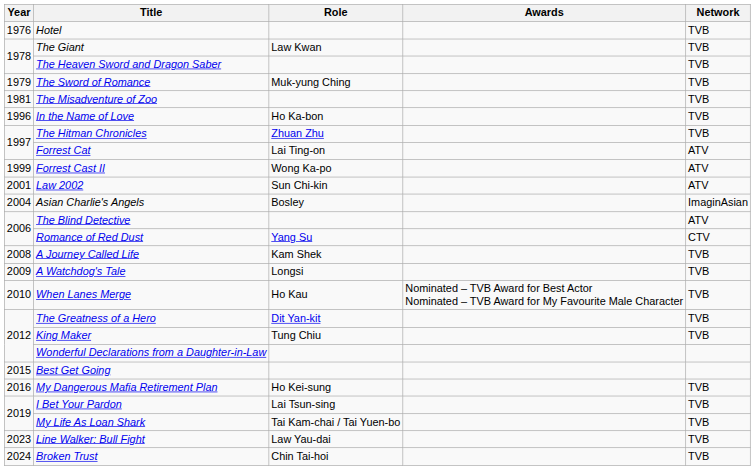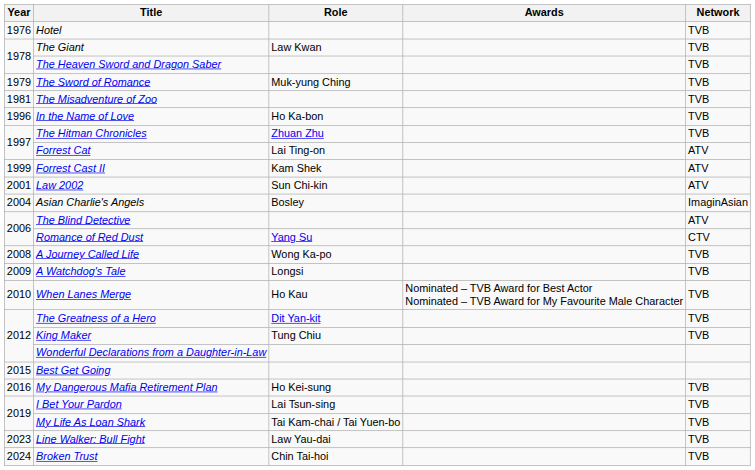(301, 168) Wong Ka-po -> (296, 168) Kam Shek
(296, 254) Kam Shek -> (301, 254) Wong Ka-po
